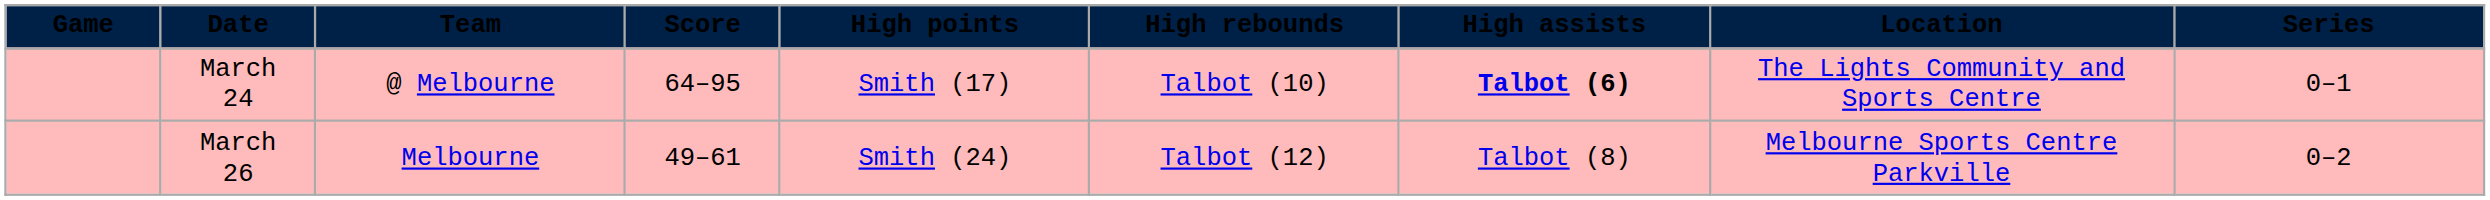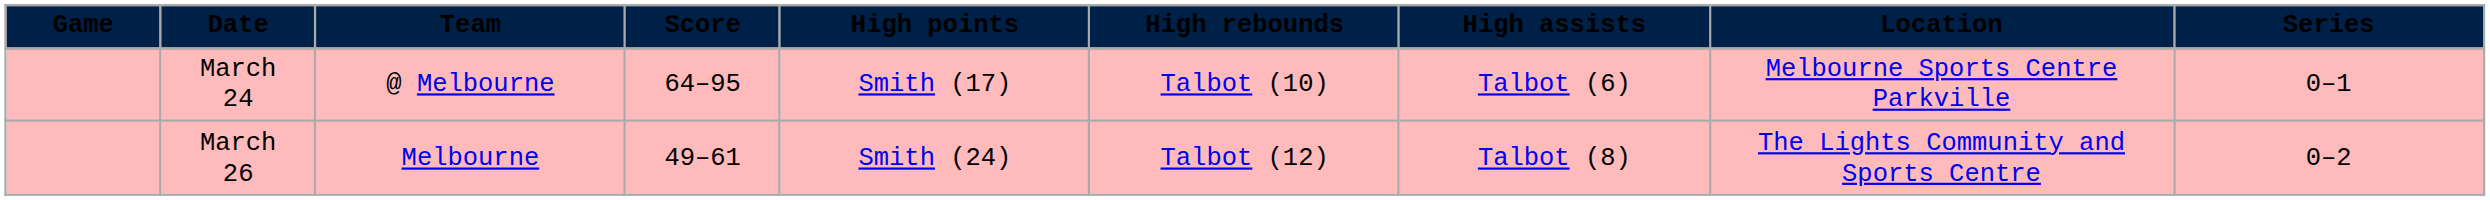(1554, 84) bold -> (1554, 84) normal
(1941, 84) The Lights Community and Sports Centre -> (1941, 84) Melbourne Sports Centre Parkville
(1941, 158) Melbourne Sports Centre Parkville -> (1941, 158) The Lights Community and Sports Centre
